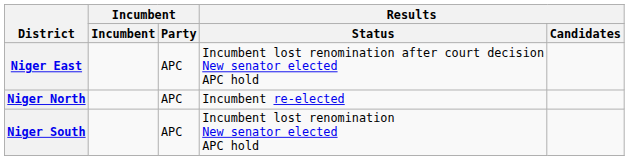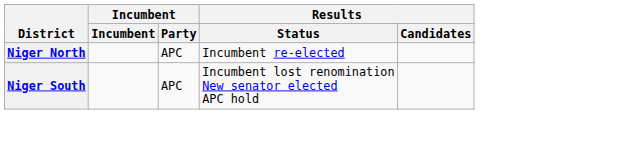- row: (46, 66)
